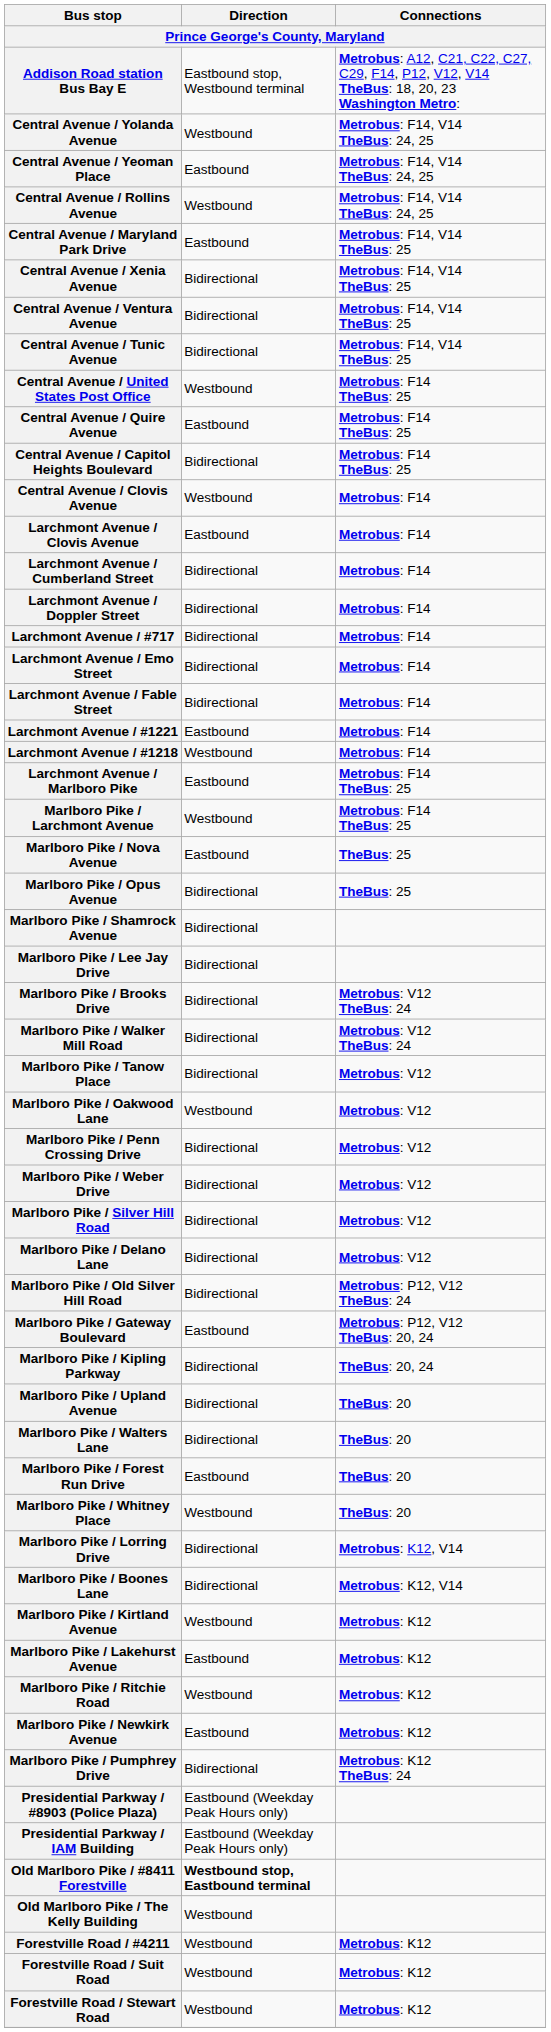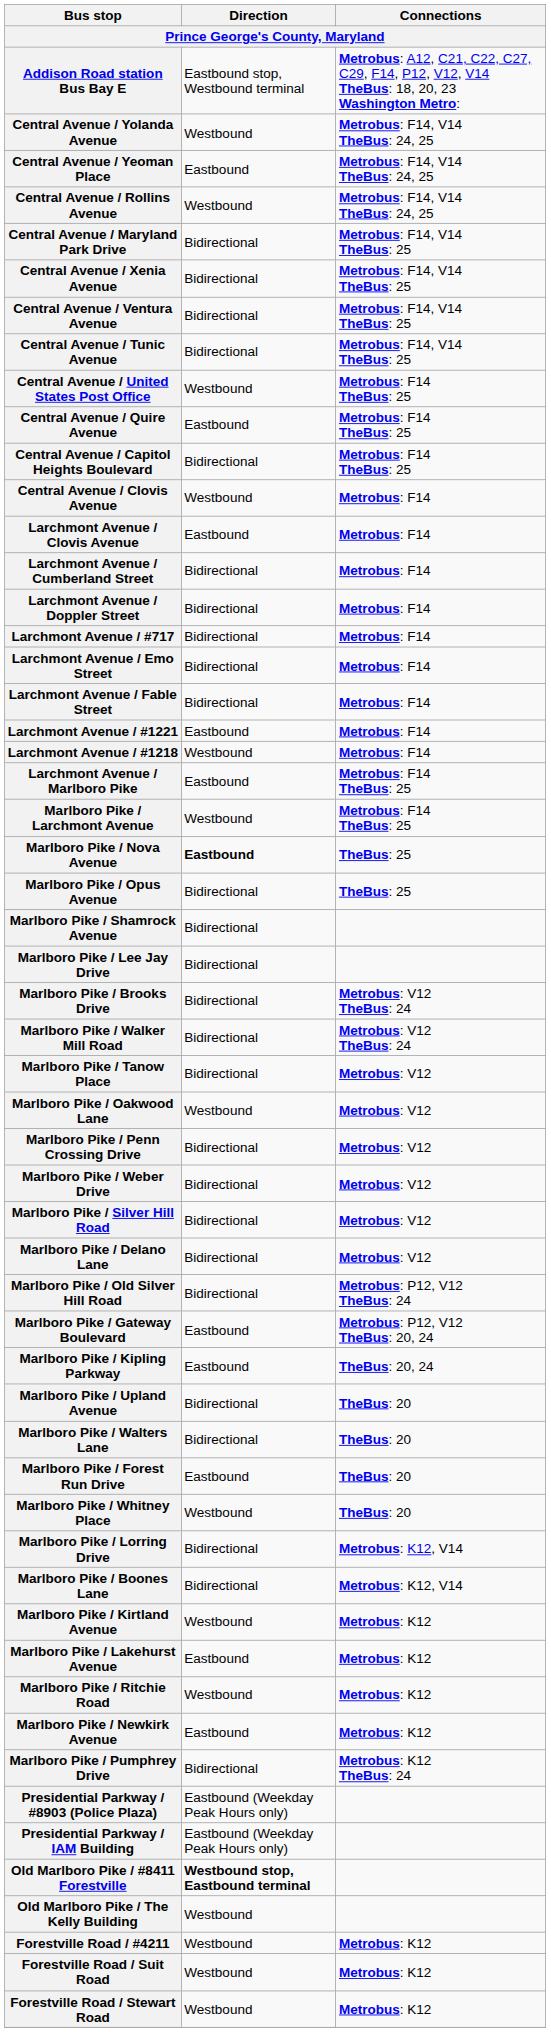(217, 242) Eastbound -> (221, 242) Bidirectional
(217, 855) normal -> (219, 855) bold
(221, 1366) Bidirectional -> (217, 1366) Eastbound
